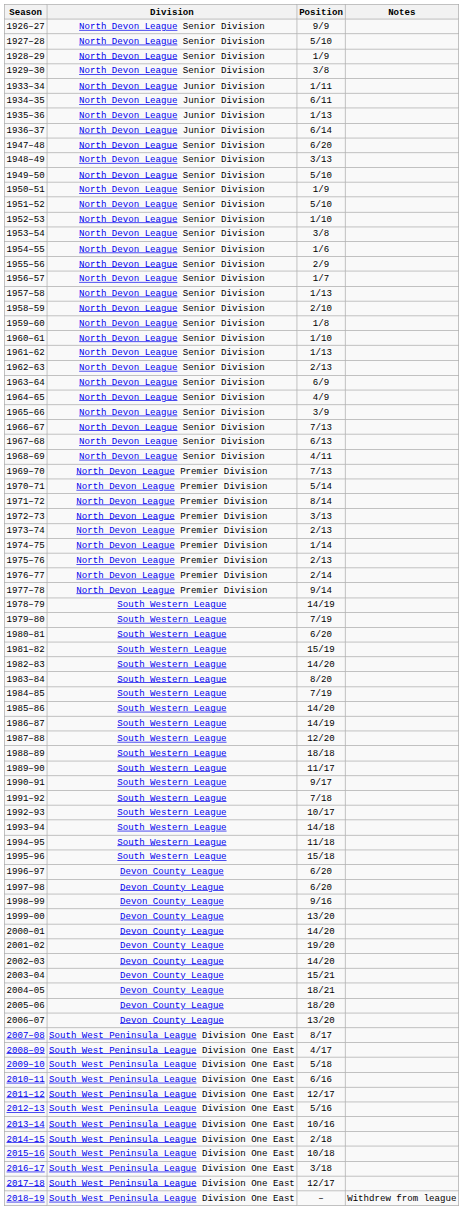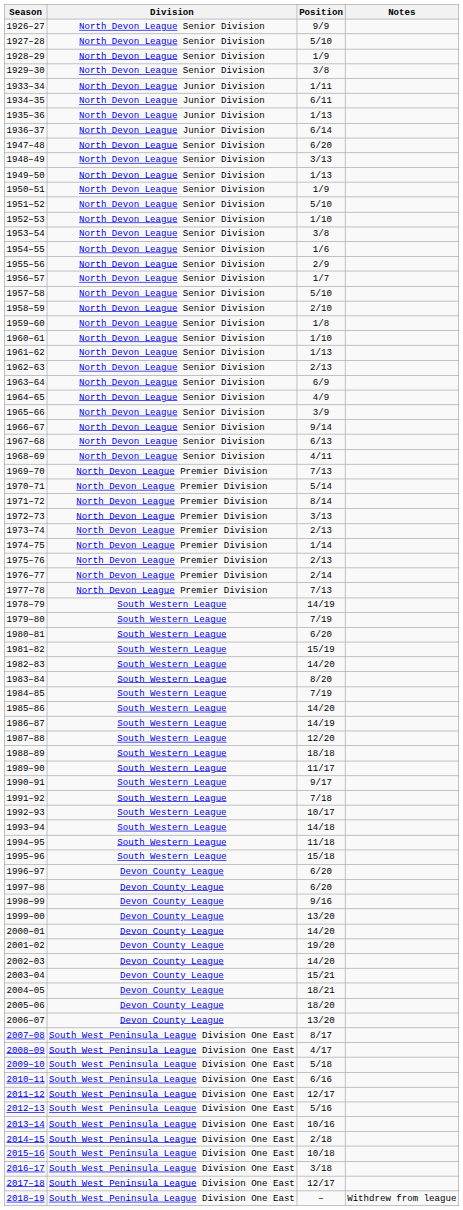(321, 175) 5/10 -> (321, 175) 1/13
(321, 294) 1/13 -> (321, 294) 5/10
(321, 427) 7/13 -> (321, 427) 9/14
(321, 590) 9/14 -> (321, 590) 7/13
